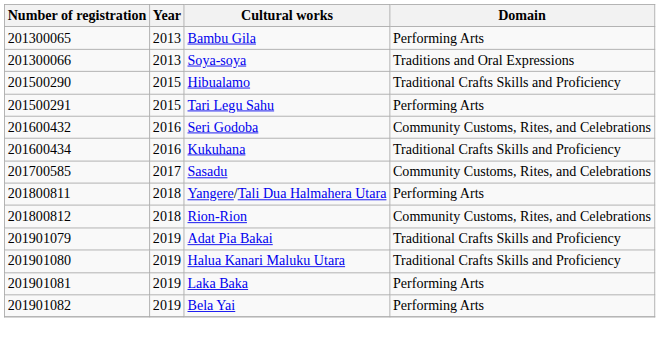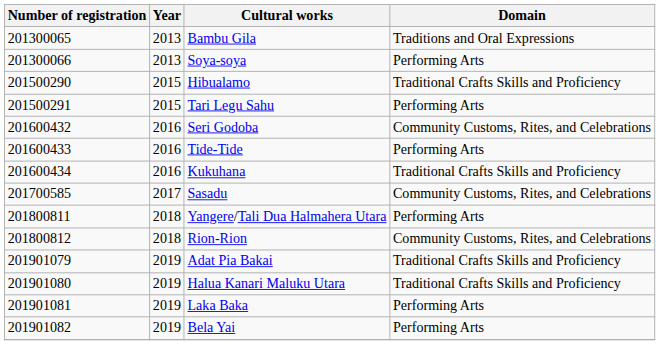(439, 37) Performing Arts -> (484, 37) Traditions and Oral Expressions
(484, 60) Traditions and Oral Expressions -> (439, 60) Performing Arts
+ row: (215, 149)
